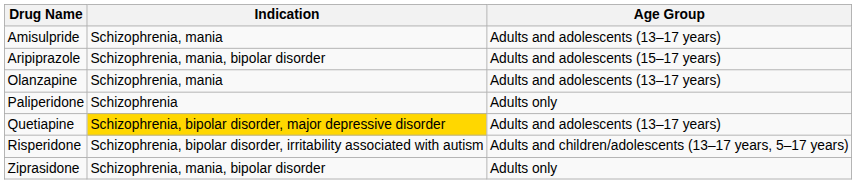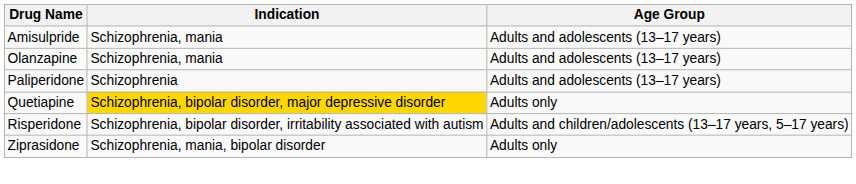- row: (44, 59)
(524, 102) Adults only -> (605, 80) Adults and adolescents (13–17 years)
(605, 124) Adults and adolescents (13–17 years) -> (524, 102) Adults only
